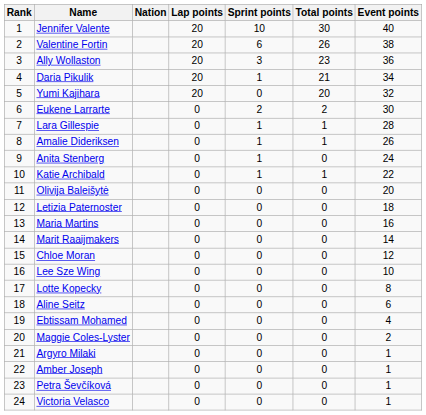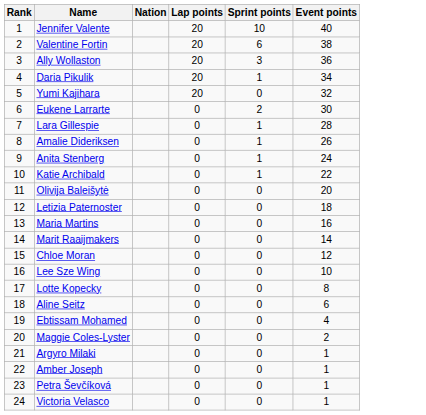- column: (324, 12)
